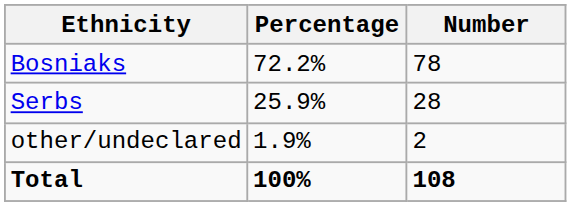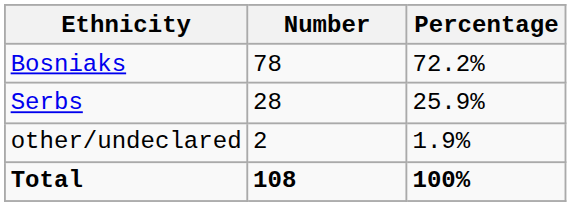columns swapped: (486, 25) <-> (327, 25)
